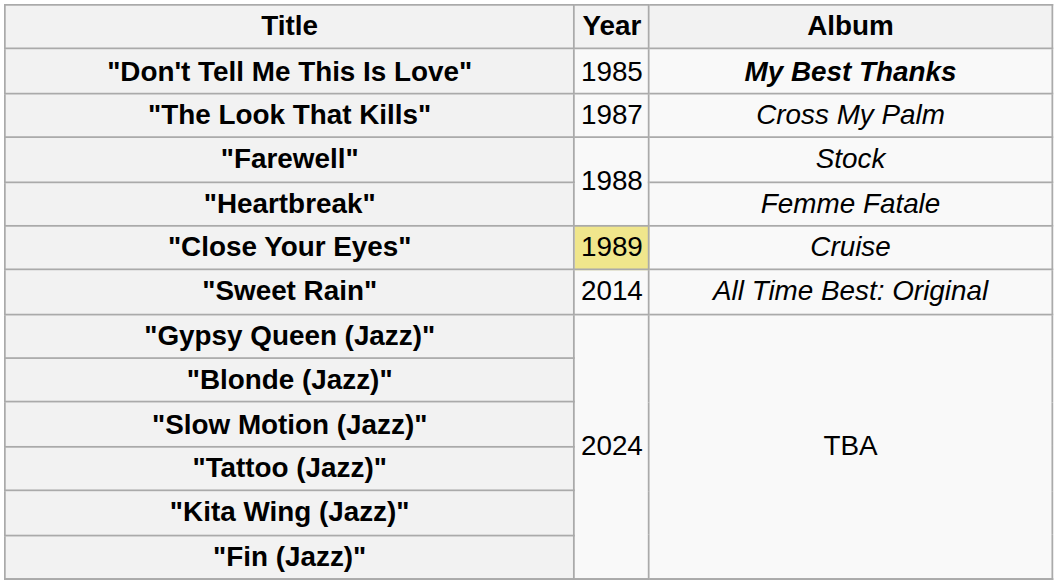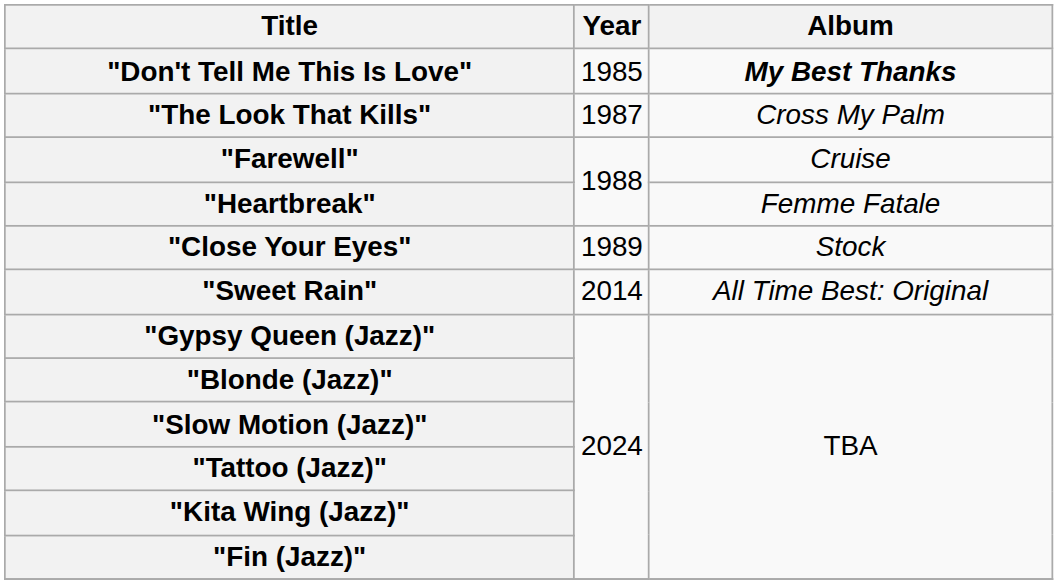(851, 159) Stock -> (851, 159) Cruise
(612, 247) khaki background -> (612, 247) no background
(851, 247) Cruise -> (851, 247) Stock
